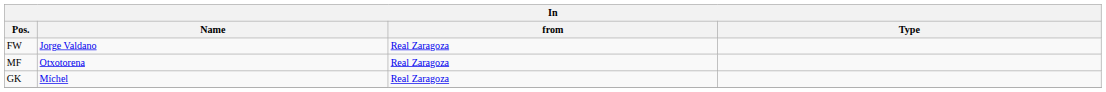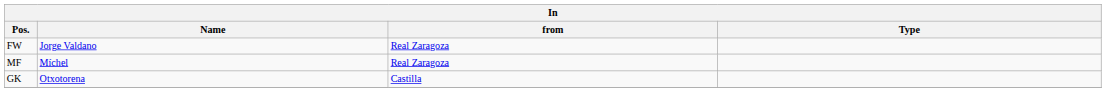(62, 63) Otxotorena -> (54, 63) Míchel
(54, 79) Míchel -> (62, 79) Otxotorena
(420, 79) Real Zaragoza -> (406, 79) Castilla
